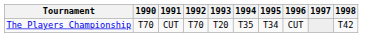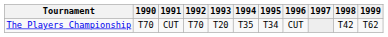+ column: (371, 12)
